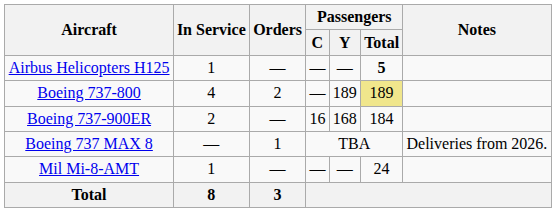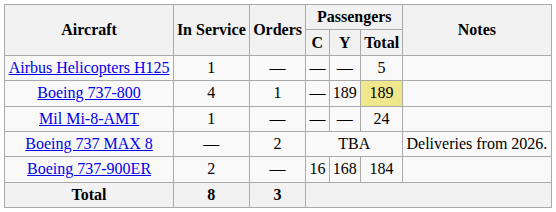(382, 67) bold -> (382, 67) normal
(278, 93) 2 -> (278, 93) 1
rows swapped: (89, 118) <-> (89, 169)
(278, 144) 1 -> (278, 144) 2
